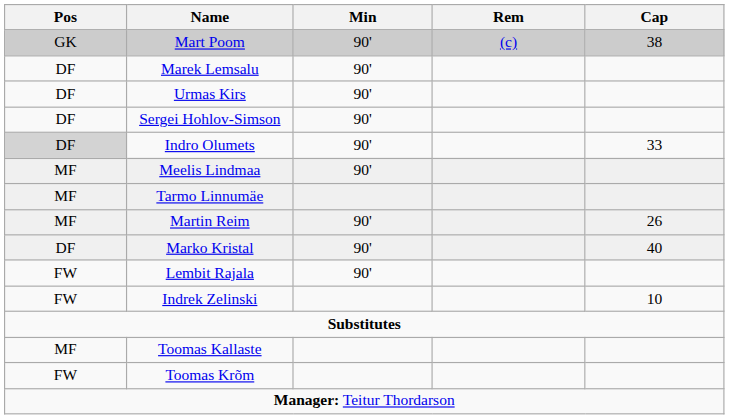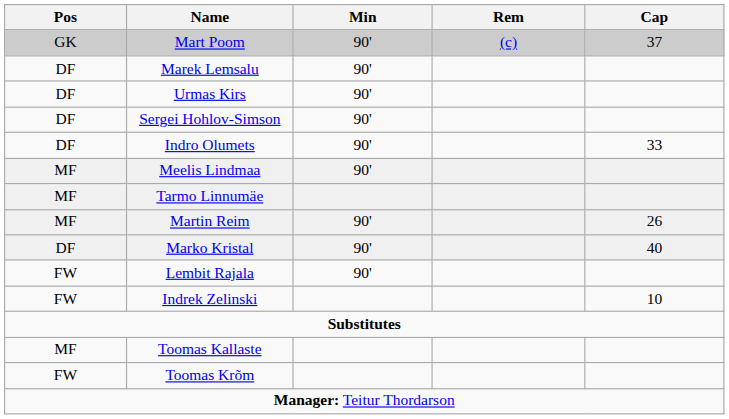(654, 42) 38 -> (654, 42) 37
(65, 144) lightgrey background -> (65, 144) no background
